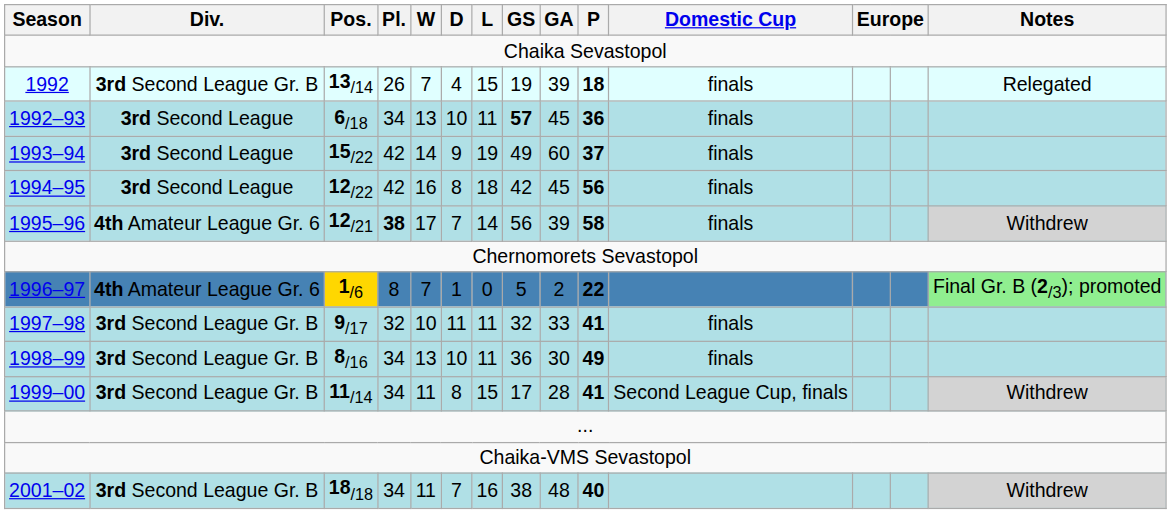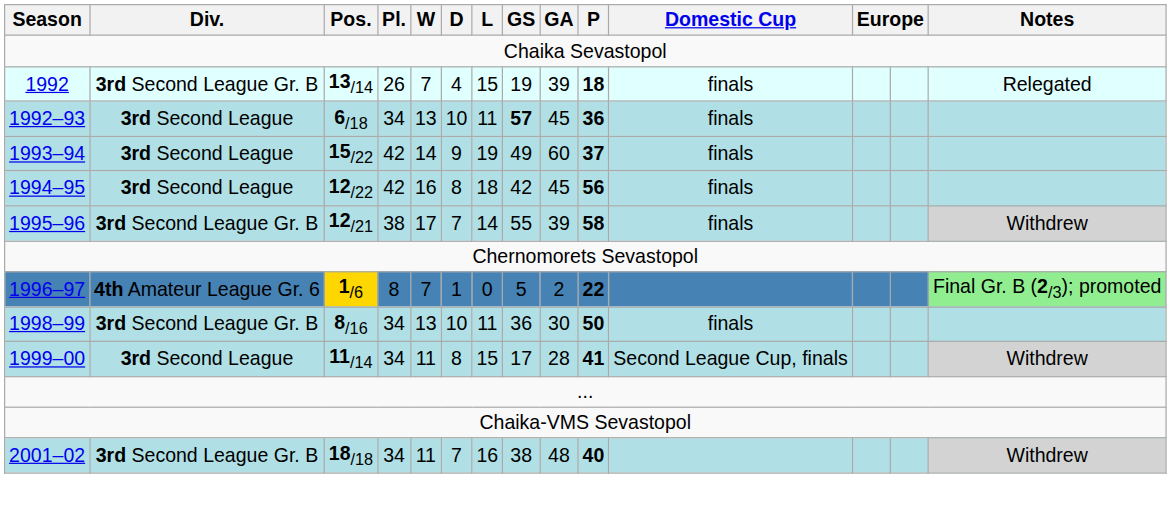(207, 223) 4th Amateur League Gr. 6 -> (207, 223) 3rd Second League Gr. B
(394, 223) bold -> (394, 223) normal
(521, 223) 56 -> (521, 223) 55
- row: (47, 323)
(593, 358) 49 -> (593, 323) 50
(207, 393) 3rd Second League Gr. B -> (207, 358) 3rd Second League
